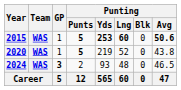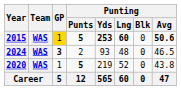(59, 38) no background -> (59, 38) gold background
rows swapped: (16, 52) <-> (16, 65)
